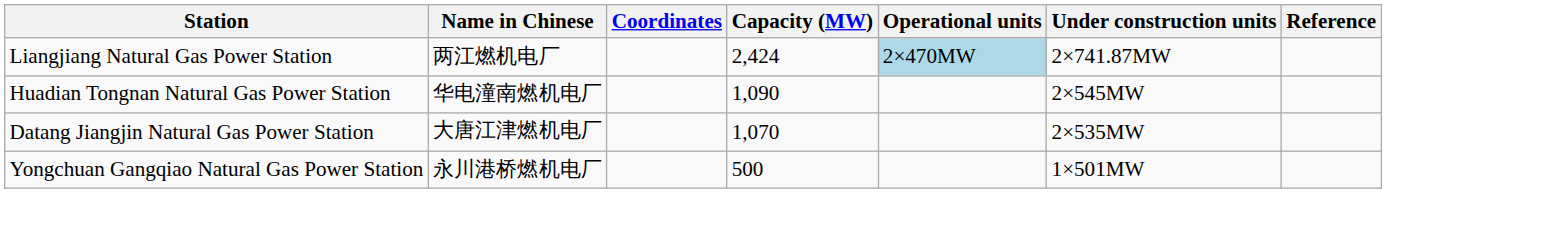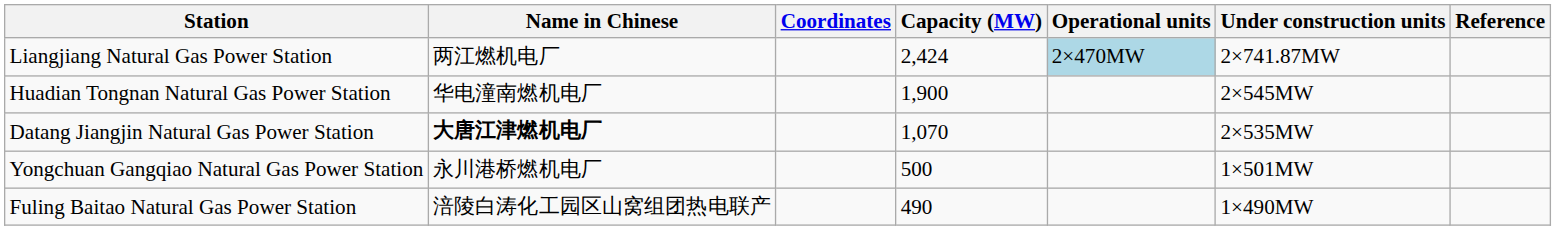(755, 94) 1,090 -> (924, 94) 1,900
(517, 130) normal -> (517, 130) bold
+ row: (183, 206)
